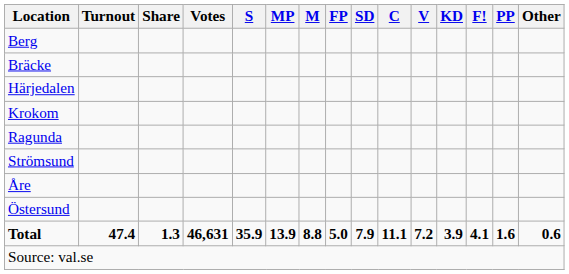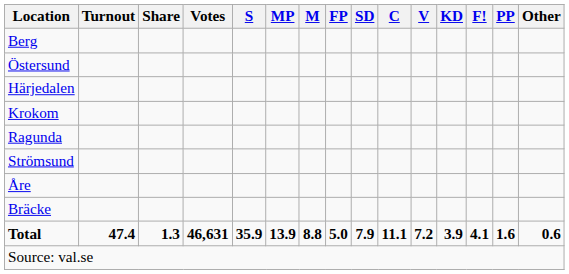rows swapped: (30, 64) <-> (39, 209)
